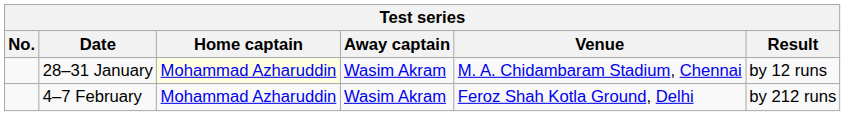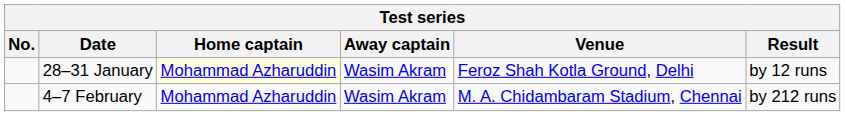(600, 70) M. A. Chidambaram Stadium, Chennai -> (576, 70) Feroz Shah Kotla Ground, Delhi
(576, 96) Feroz Shah Kotla Ground, Delhi -> (600, 96) M. A. Chidambaram Stadium, Chennai
